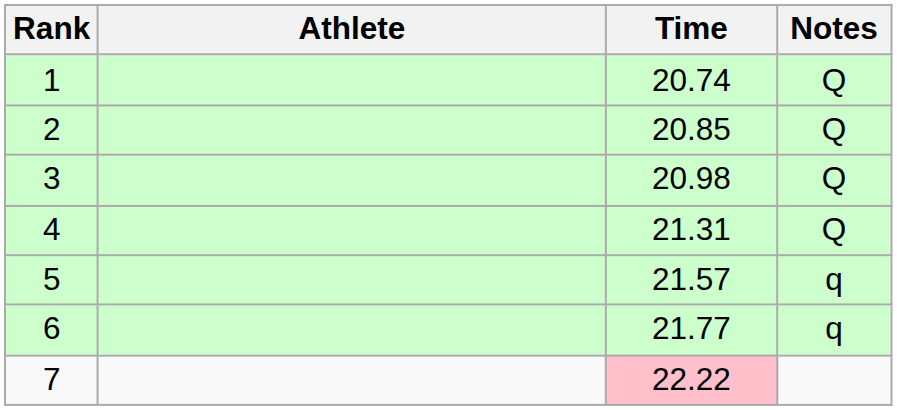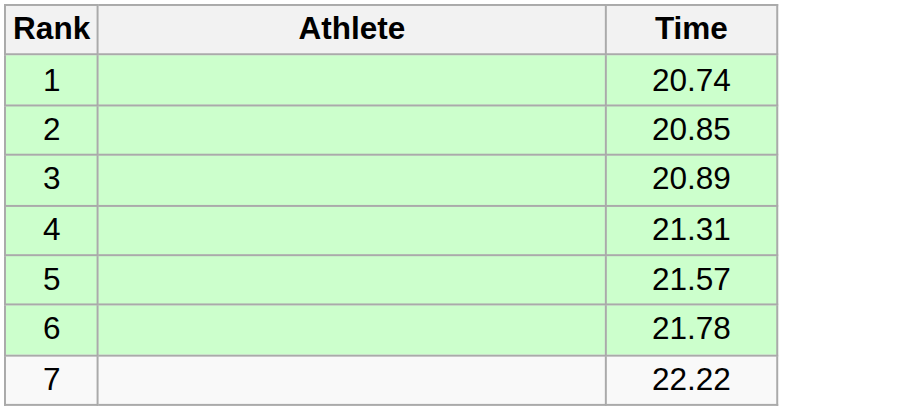- column: (834, 29)
(691, 179) 20.98 -> (691, 179) 20.89
(691, 329) 21.77 -> (691, 329) 21.78
(691, 379) pink background -> (691, 379) no background
